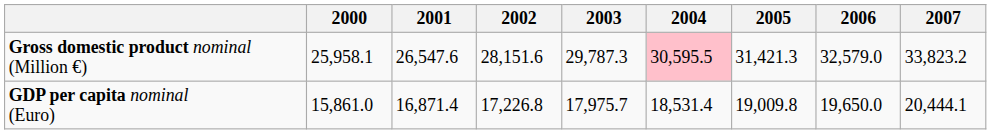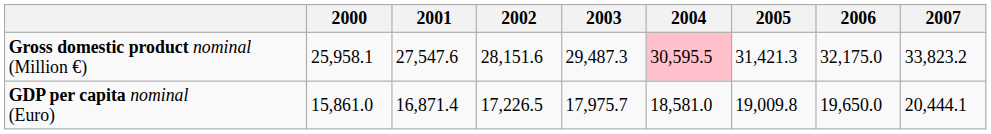(427, 56) 26,547.6 -> (427, 56) 27,547.6
(597, 56) 29,787.3 -> (597, 56) 29,487.3
(851, 56) 32,579.0 -> (851, 56) 32,175.0
(512, 104) 17,226.8 -> (512, 104) 17,226.5
(681, 104) 18,531.4 -> (681, 104) 18,581.0
